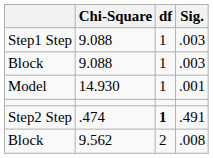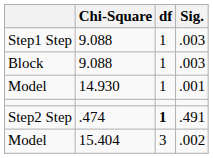- row: (26, 141)
+ row: (27, 141)
